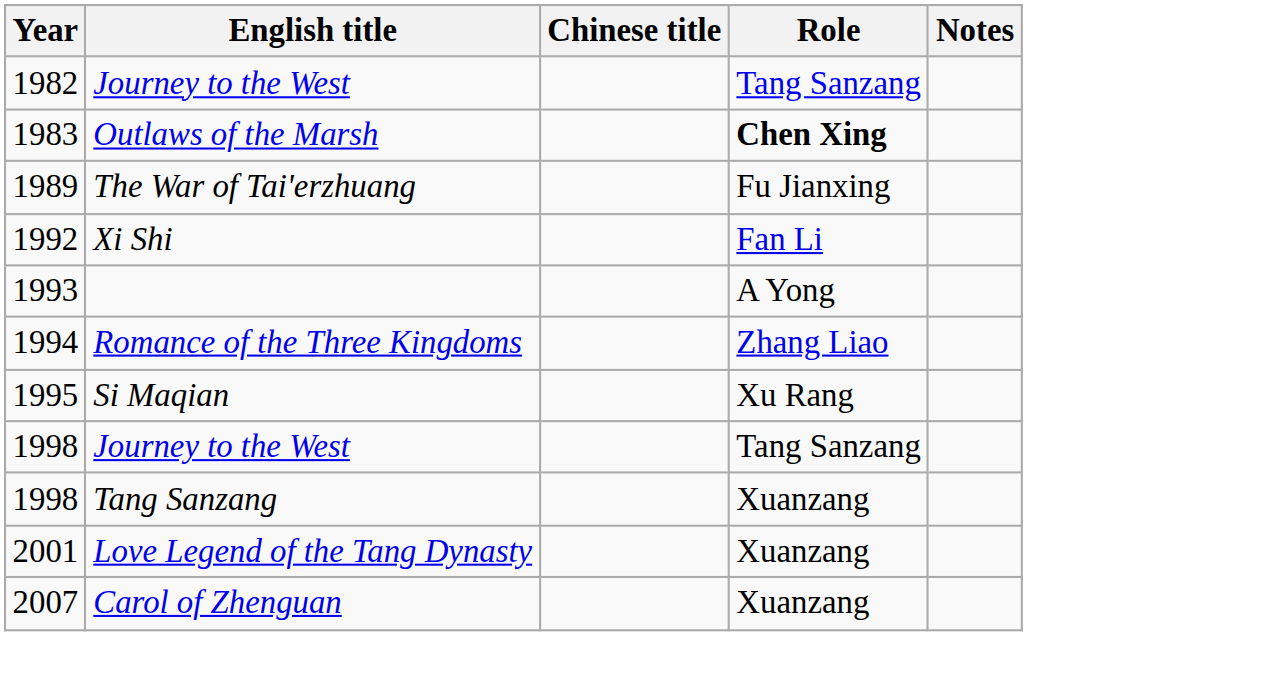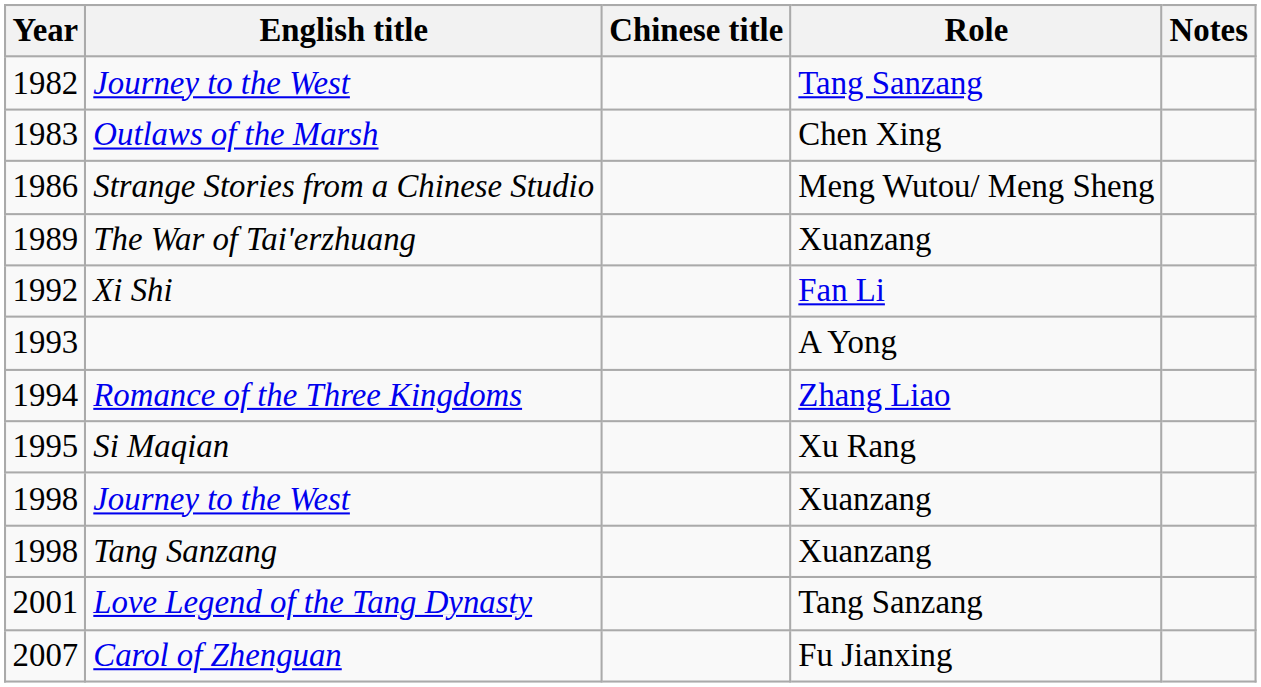(812, 134) bold -> (870, 134) normal
+ row: (45, 186)
(813, 186) Fu Jianxing -> (865, 238) Xuanzang
(829, 446) Tang Sanzang -> (865, 498) Xuanzang
(803, 550) Xuanzang -> (891, 602) Tang Sanzang
(803, 602) Xuanzang -> (875, 654) Fu Jianxing
